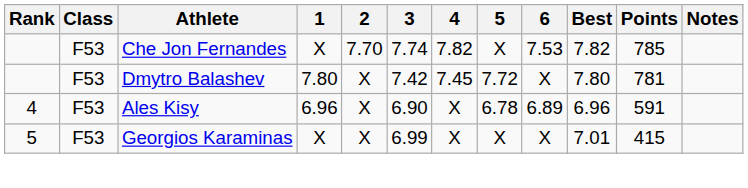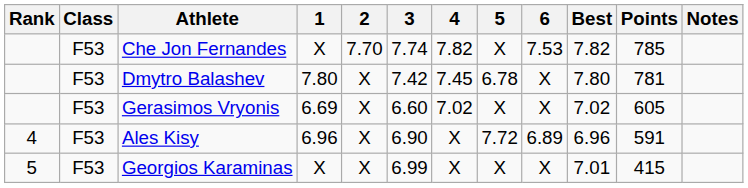(500, 78) 7.72 -> (500, 78) 6.78
+ row: (201, 108)
(500, 108) 6.78 -> (500, 138) 7.72
